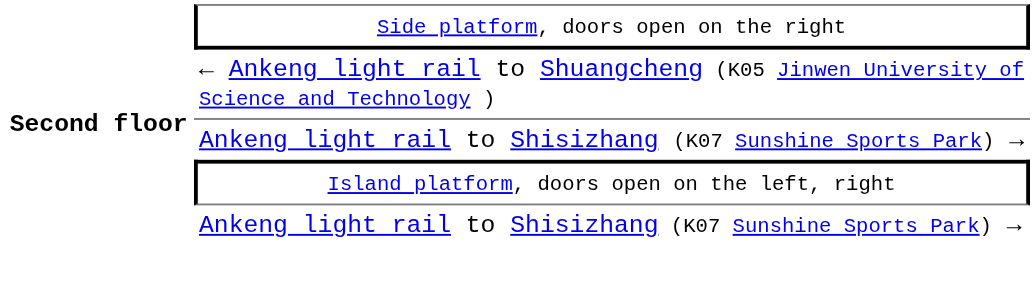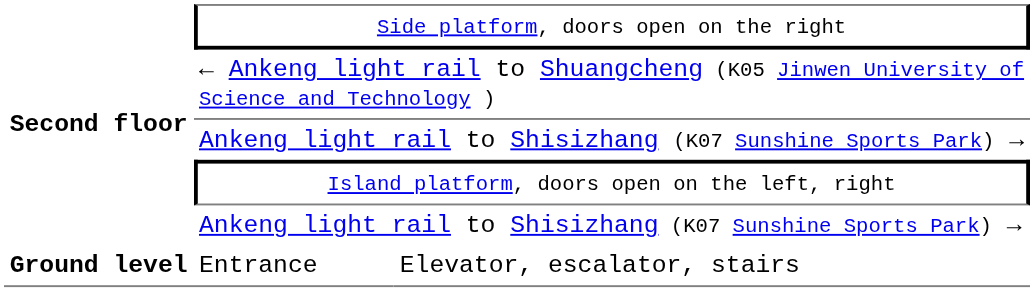+ row: (258, 265)
